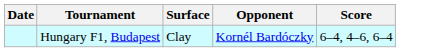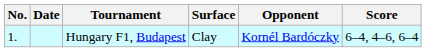+ column: (17, 15)
